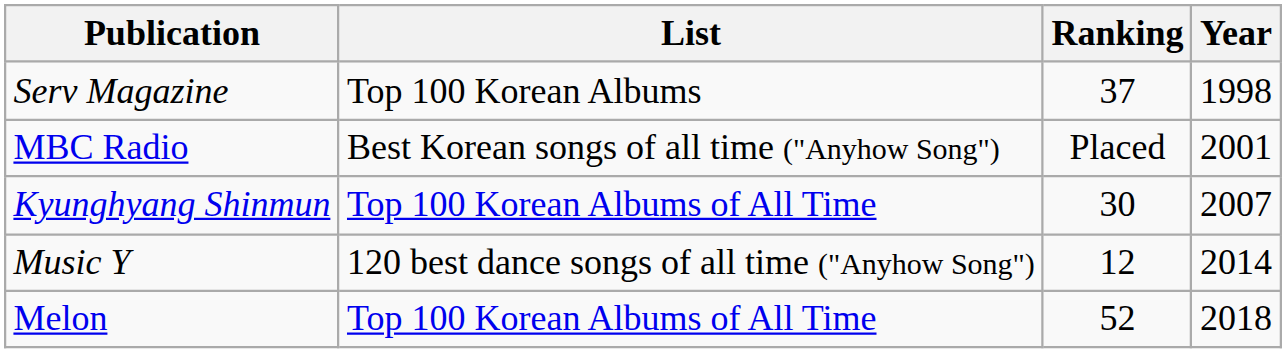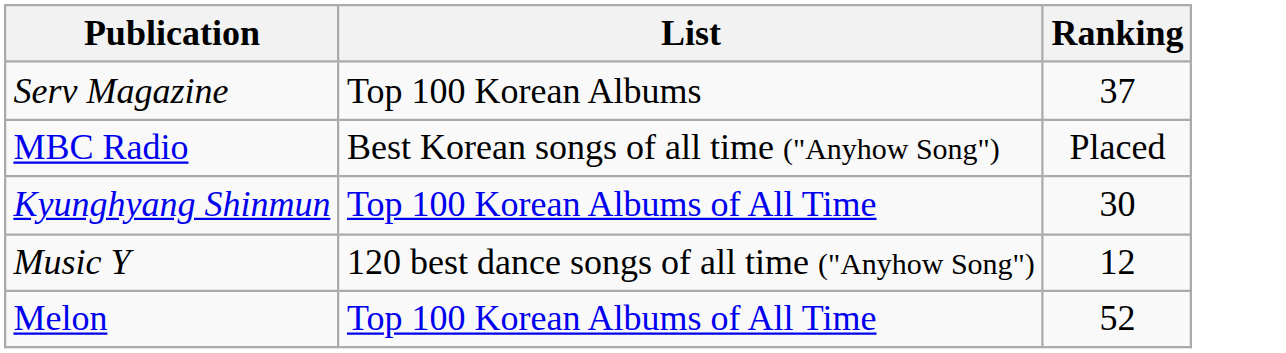- column: (1236, 33)
